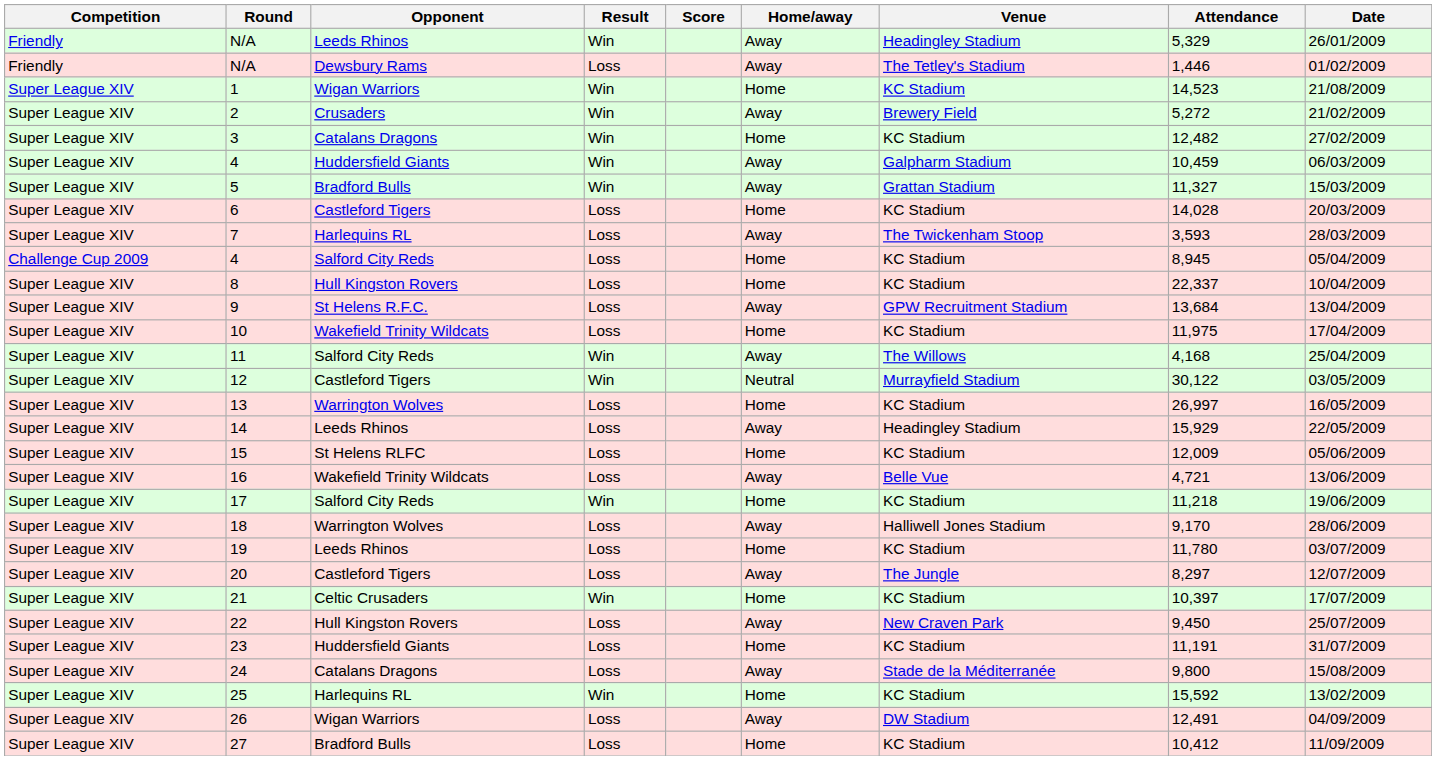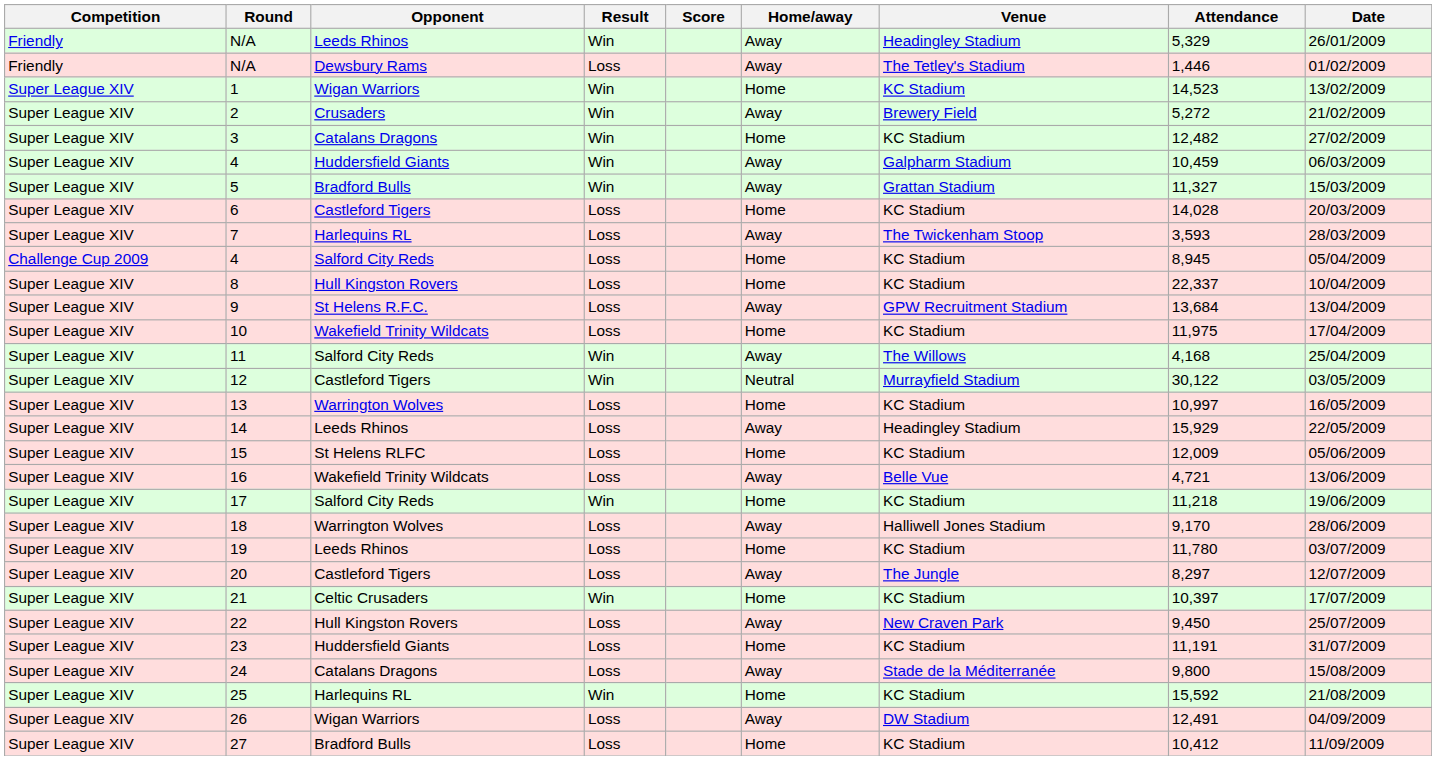(1347, 89) 21/08/2009 -> (1347, 89) 13/02/2009
(1195, 404) 26,997 -> (1195, 404) 10,997
(1347, 695) 13/02/2009 -> (1347, 695) 21/08/2009
